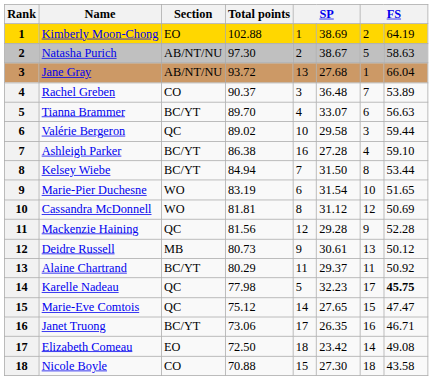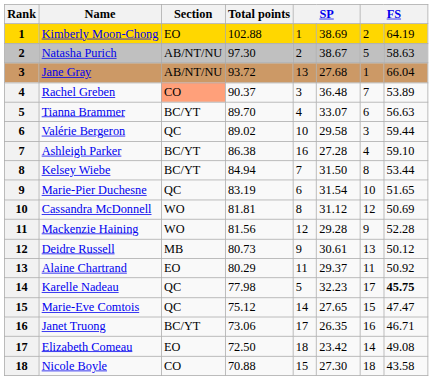(173, 92) no background -> (173, 92) lightsalmon background
(174, 190) WO -> (173, 190) QC
(173, 229) QC -> (174, 229) WO
(182, 268) BC/YT -> (172, 268) EO
